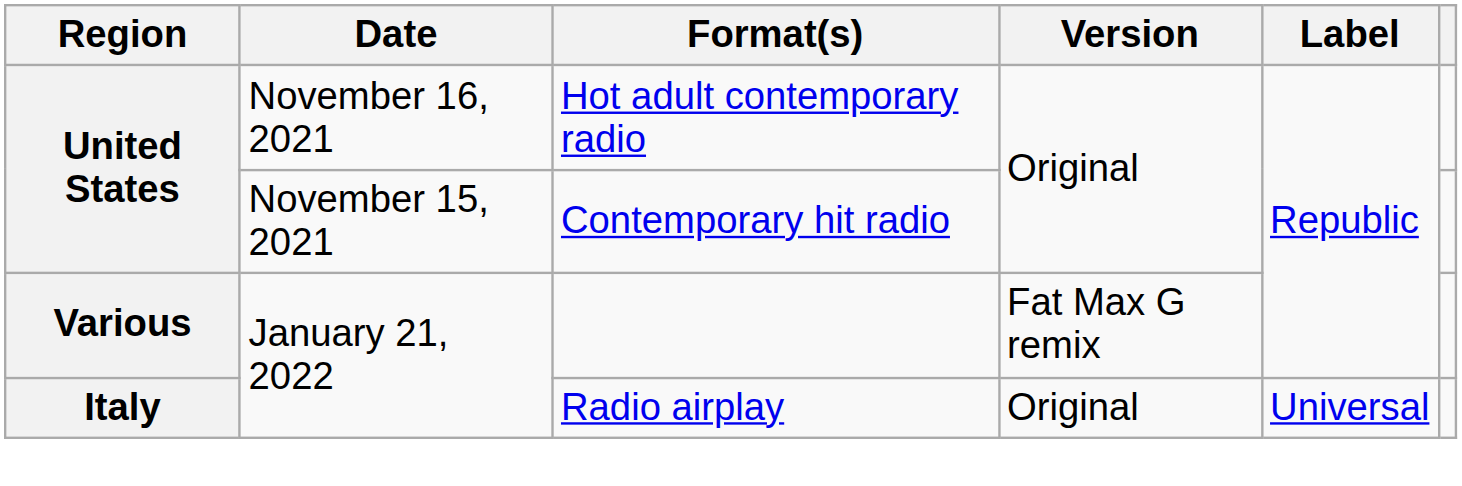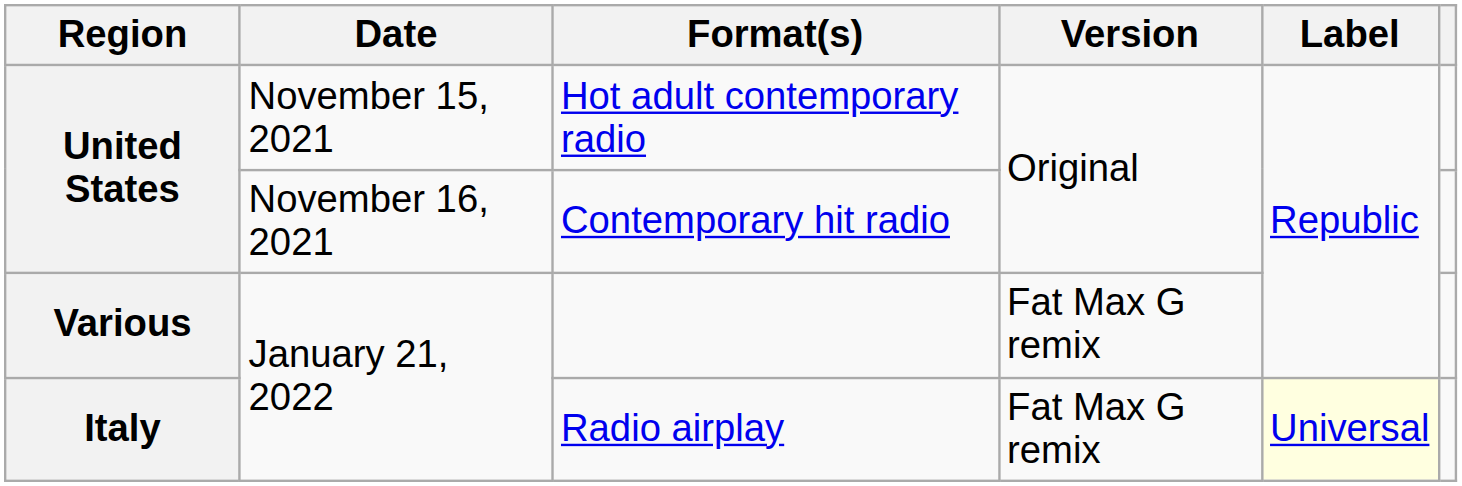(369, 116) November 16, 2021 -> (369, 116) November 15, 2021
(369, 220) November 15, 2021 -> (369, 220) November 16, 2021
(1073, 406) Original -> (1096, 427) Fat Max G remix
(1350, 406) no background -> (1350, 427) lightyellow background
